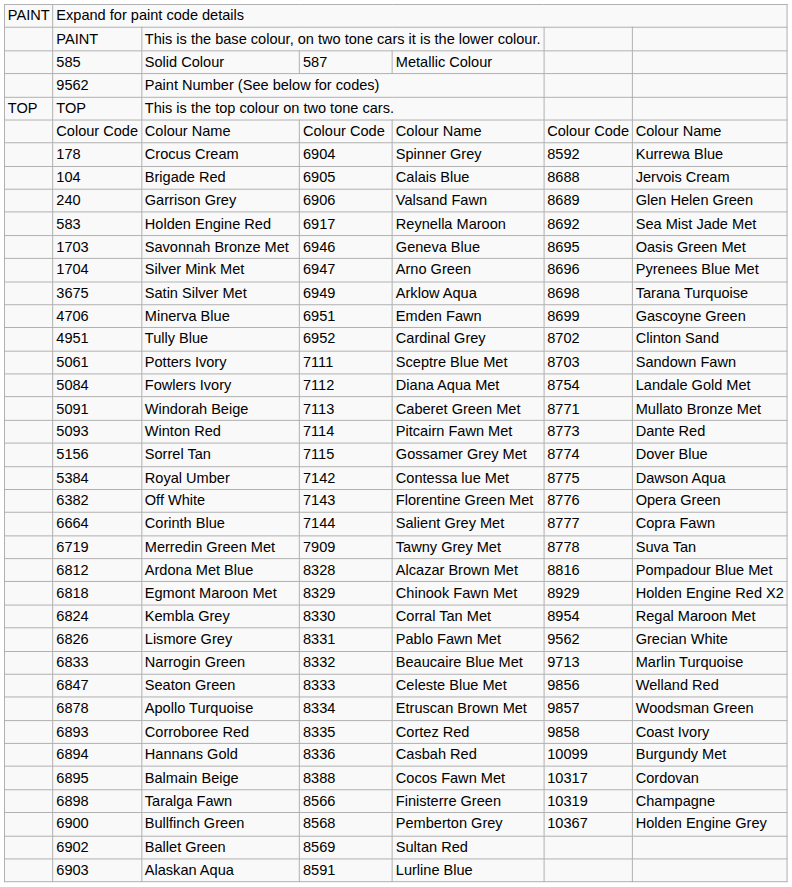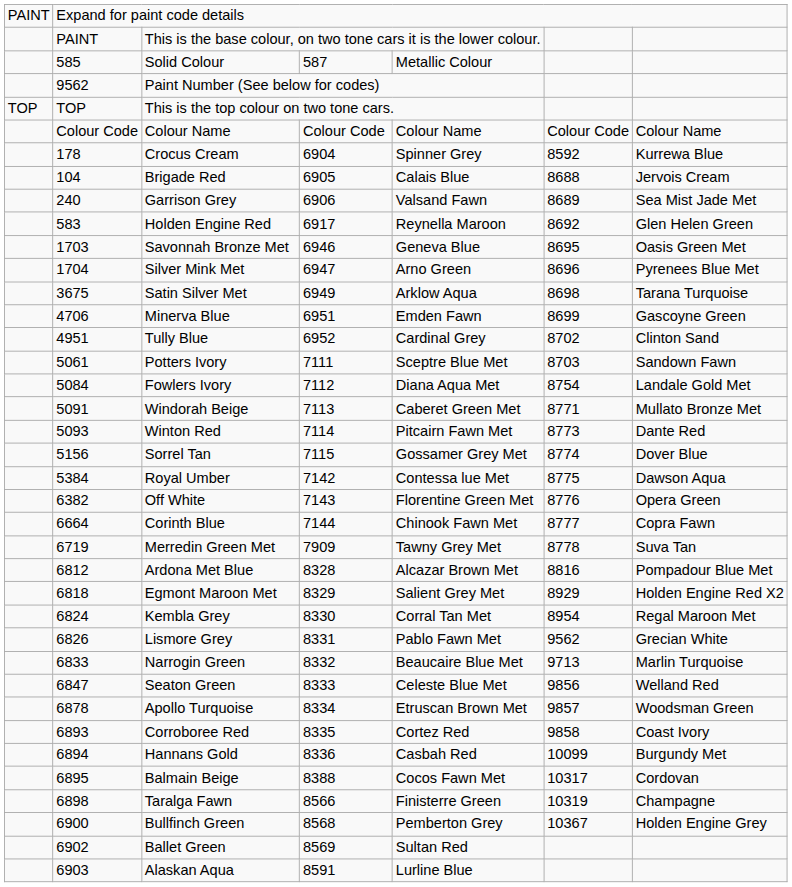(694, 200) Glen Helen Green -> (696, 200) Sea Mist Jade Met
(696, 223) Sea Mist Jade Met -> (694, 223) Glen Helen Green
(450, 524) Salient Grey Met -> (457, 524) Chinook Fawn Met
(457, 593) Chinook Fawn Met -> (450, 593) Salient Grey Met
